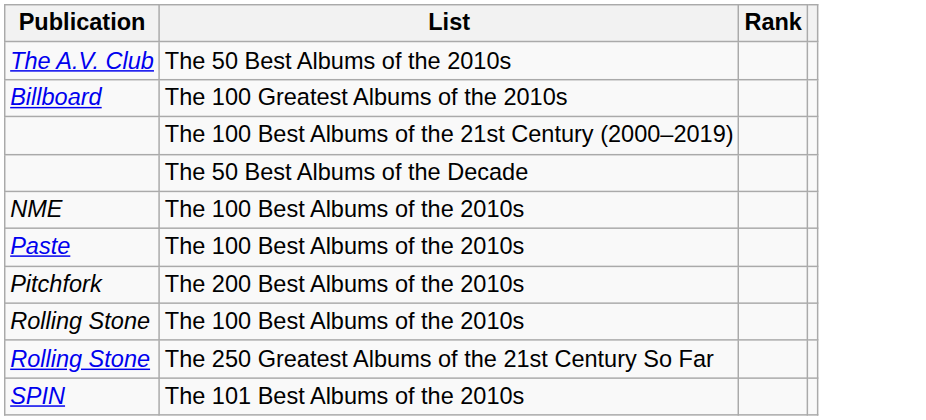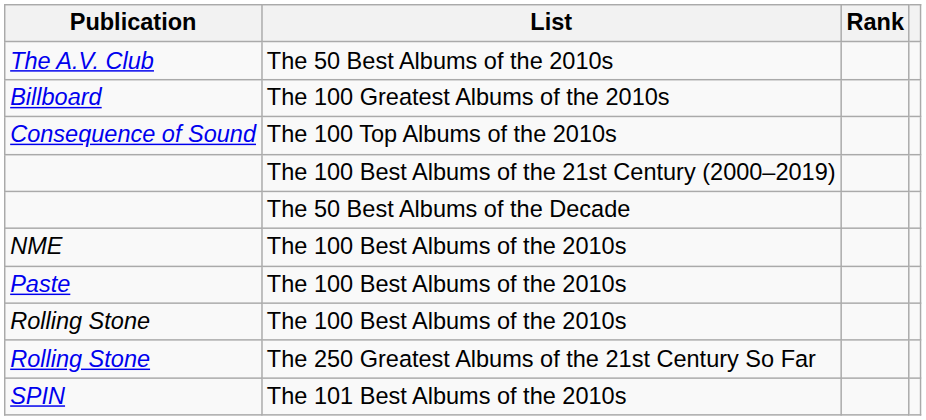+ row: (133, 135)
- row: (56, 284)
